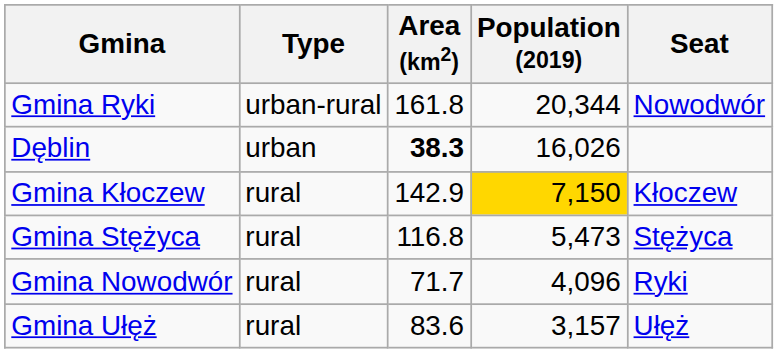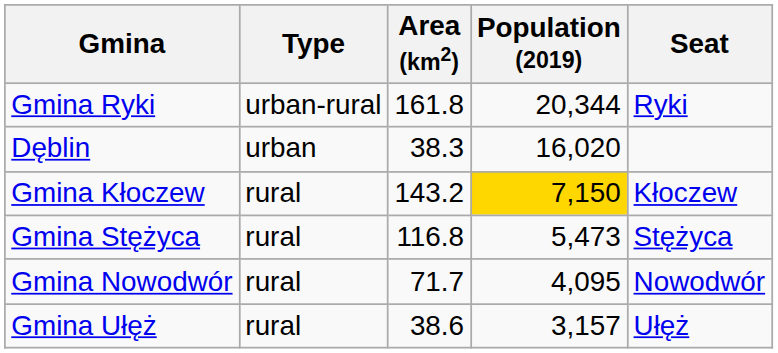(699, 104) Nowodwór -> (661, 104) Ryki
(437, 148) bold -> (437, 148) normal
(578, 148) 16,026 -> (578, 148) 16,020
(429, 192) 142.9 -> (429, 192) 143.2
(586, 281) 4,096 -> (586, 281) 4,095
(661, 281) Ryki -> (699, 281) Nowodwór
(437, 325) 83.6 -> (437, 325) 38.6
